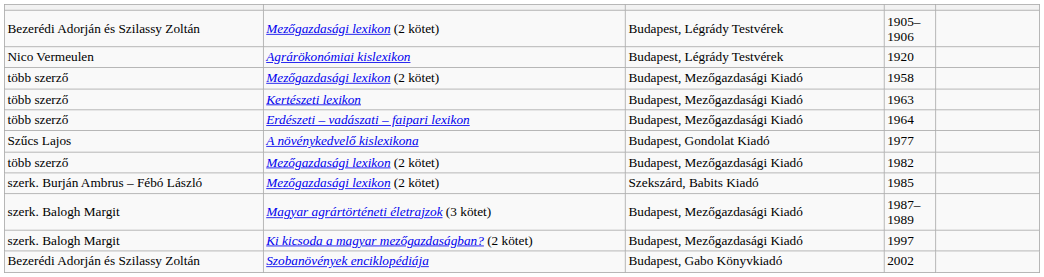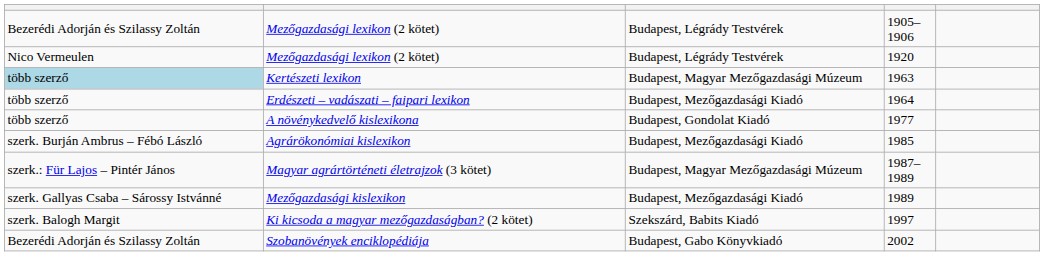(338, 57) Agrárökonómiai kislexikon -> (353, 57) Mezőgazdasági lexikon (2 kötet)
- row: (901, 78)
(38, 99) no background -> (38, 78) lightblue background
(716, 99) Budapest, Mezőgazdasági Kiadó -> (745, 78) Budapest, Magyar Mezőgazdasági Múzeum
(39, 141) Szűcs Lajos -> (38, 120) több szerző
- row: (901, 162)
(353, 183) Mezőgazdasági lexikon (2 kötet) -> (338, 141) Agrárökonómiai kislexikon
(694, 183) Szekszárd, Babits Kiadó -> (716, 141) Budapest, Mezőgazdasági Kiadó
(64, 212) szerk. Balogh Margit -> (91, 169) szerk.: Für Lajos – Pintér János
(716, 212) Budapest, Mezőgazdasági Kiadó -> (745, 169) Budapest, Magyar Mezőgazdasági Múzeum
+ row: (901, 198)
(716, 240) Budapest, Mezőgazdasági Kiadó -> (694, 219) Szekszárd, Babits Kiadó
